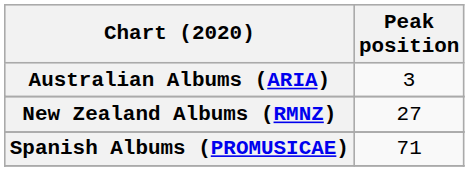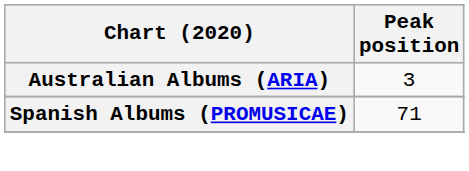- row: (179, 114)
